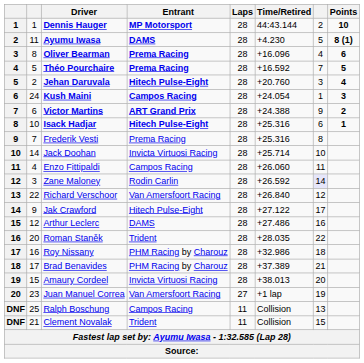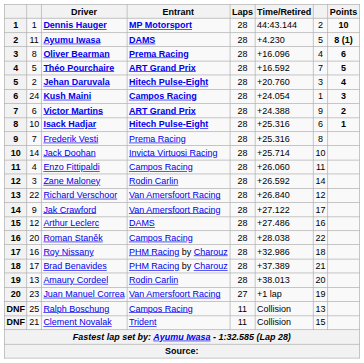(159, 68) Prema Racing -> (162, 68) ART Grand Prix
(321, 181) lavender background -> (321, 181) no background
(166, 209) Hitech Pulse-Eight -> (175, 209) Van Amersfoort Racing
(143, 237) Trident -> (161, 237) Campos Racing
(273, 237) +28.035 -> (273, 237) +28.038
(34, 280) 15 -> (34, 280) 13
(173, 280) Invicta Virtuosi Racing -> (154, 280) Rodin Carlin
